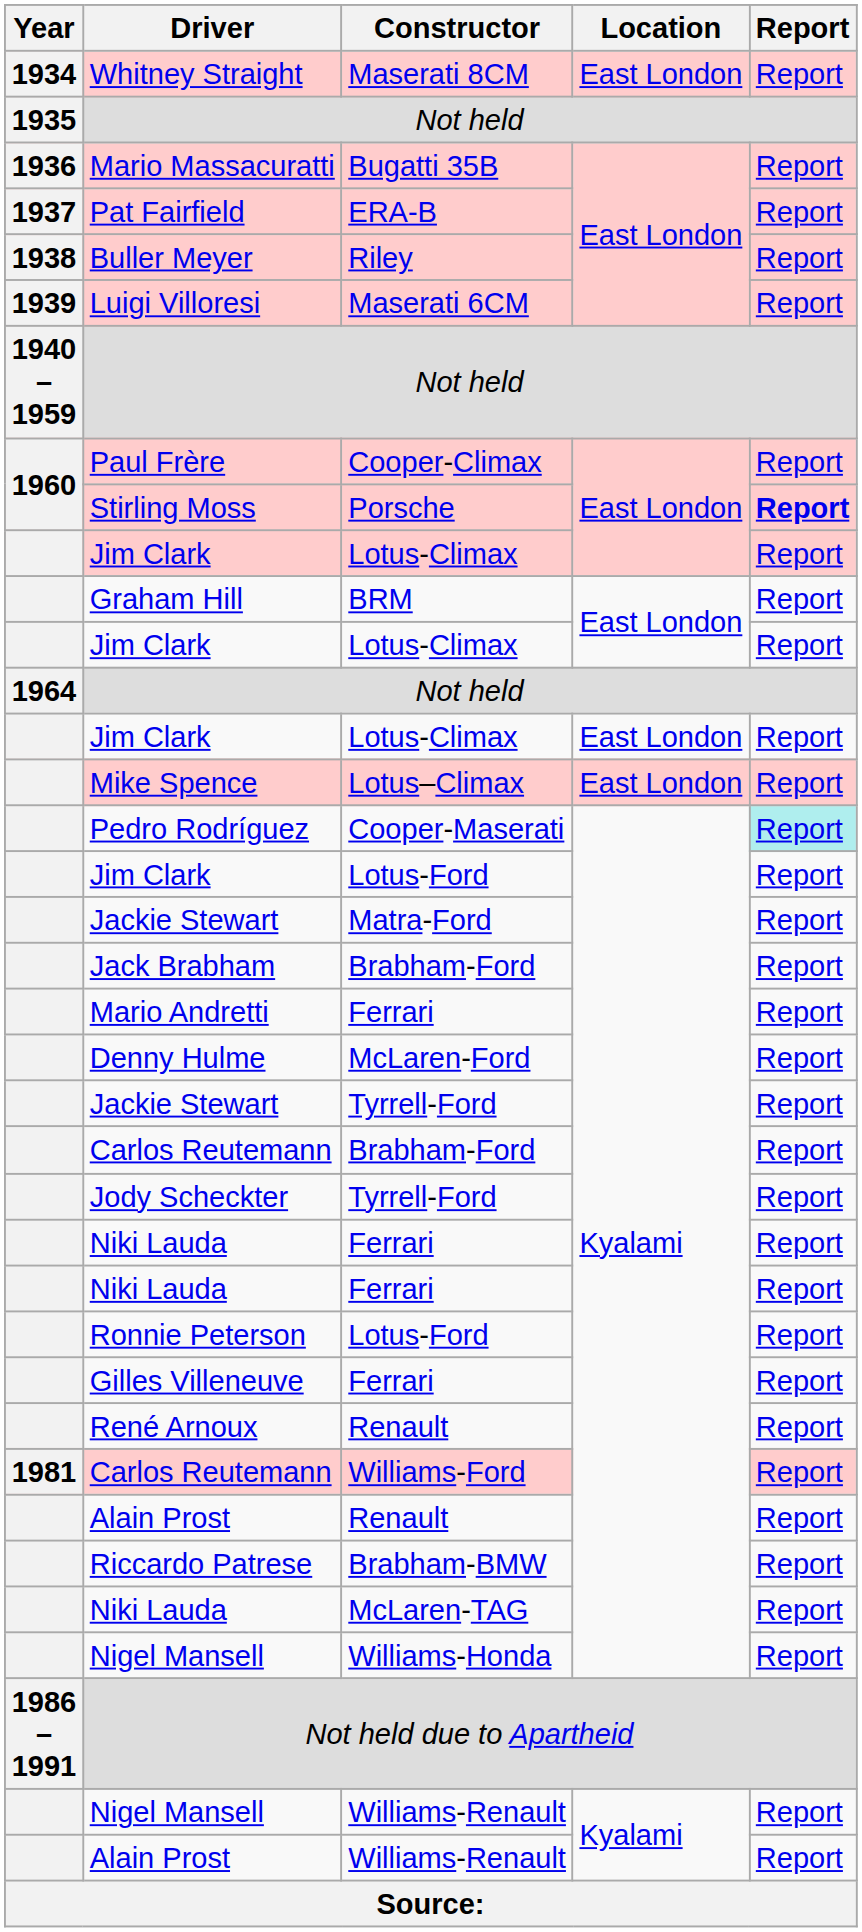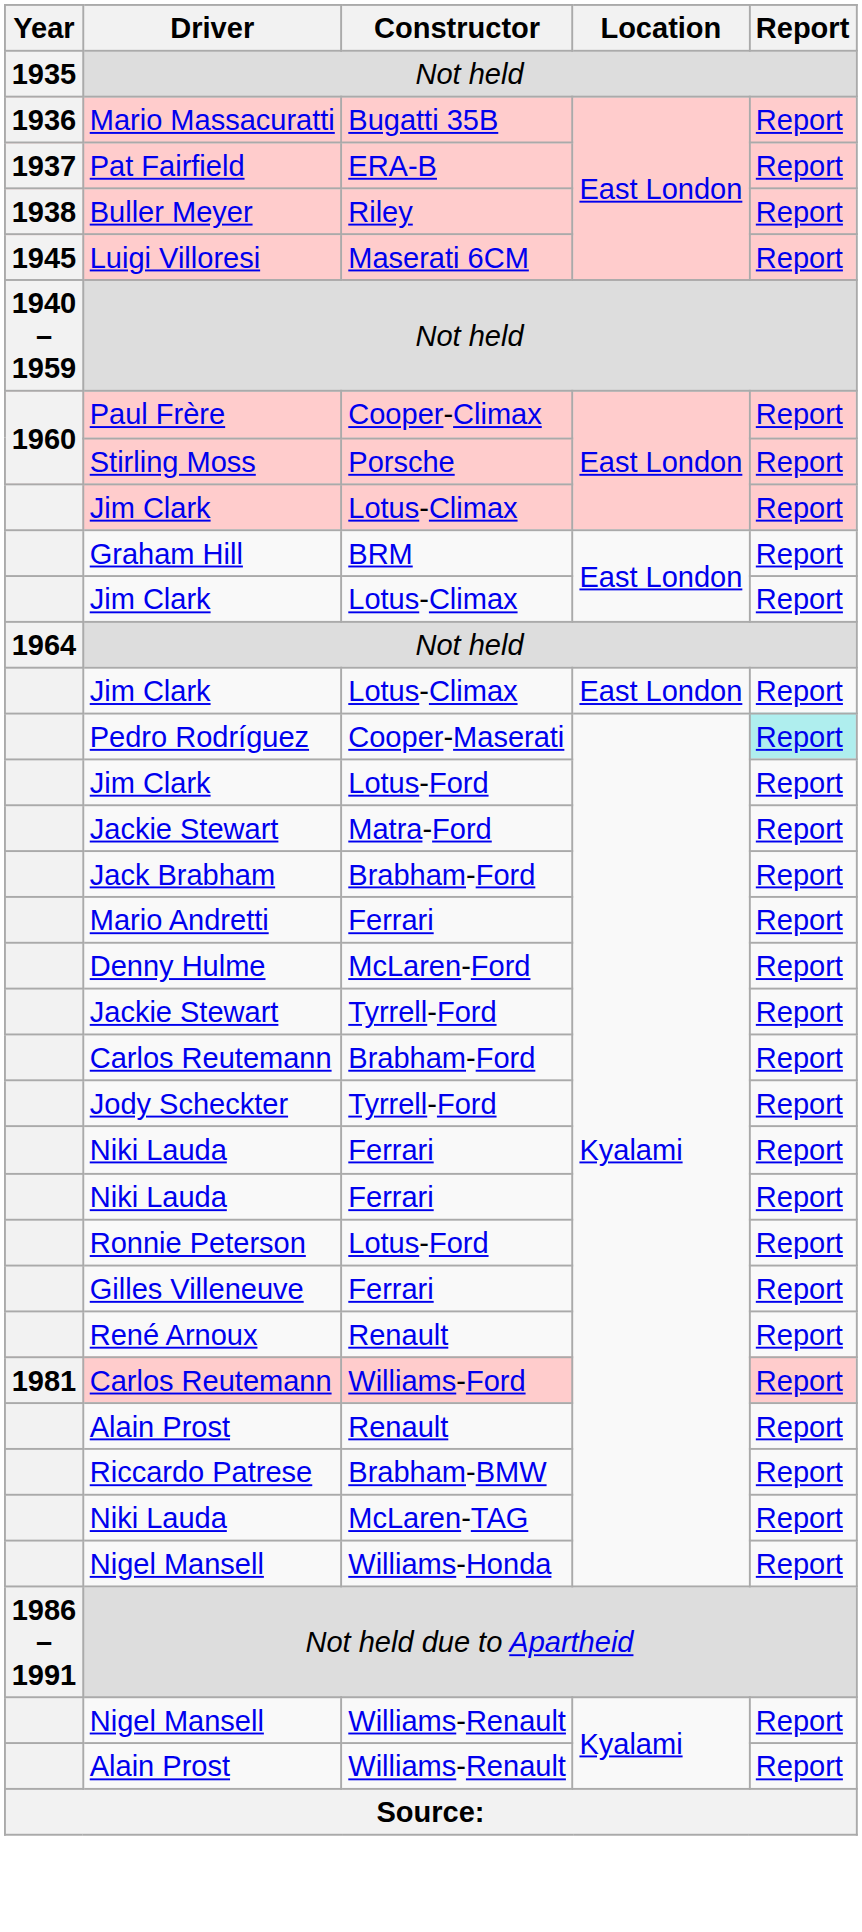- row: (196, 74)
(44, 304) 1939 -> (44, 258) 1945
(803, 507) bold -> (799, 461) normal
- row: (174, 782)
